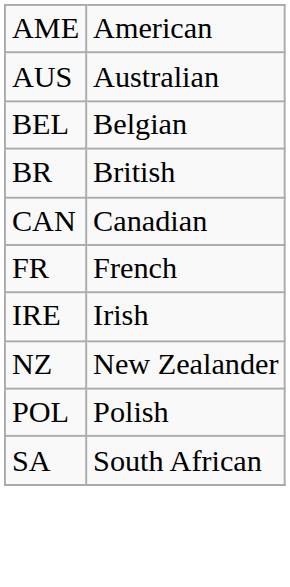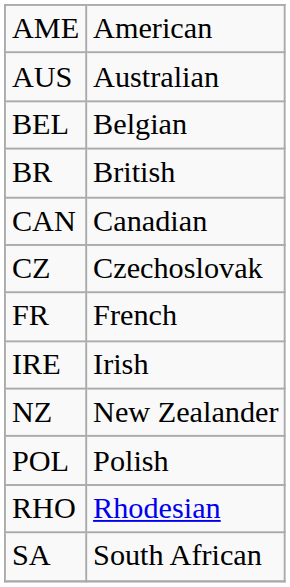+ row: (31, 268)
+ row: (44, 508)
